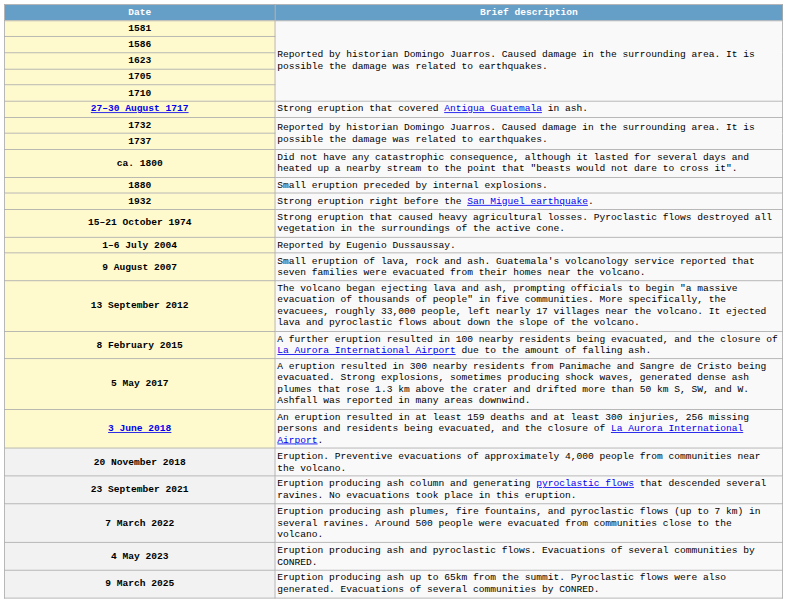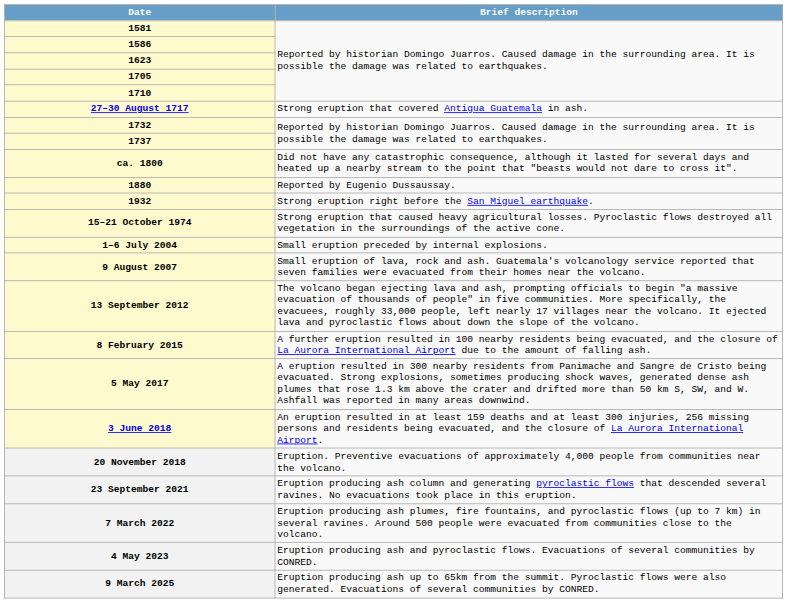(413, 185) Small eruption preceded by internal explosions. -> (367, 185) Reported by Eugenio Dussaussay.
(367, 245) Reported by Eugenio Dussaussay. -> (413, 245) Small eruption preceded by internal explosions.
